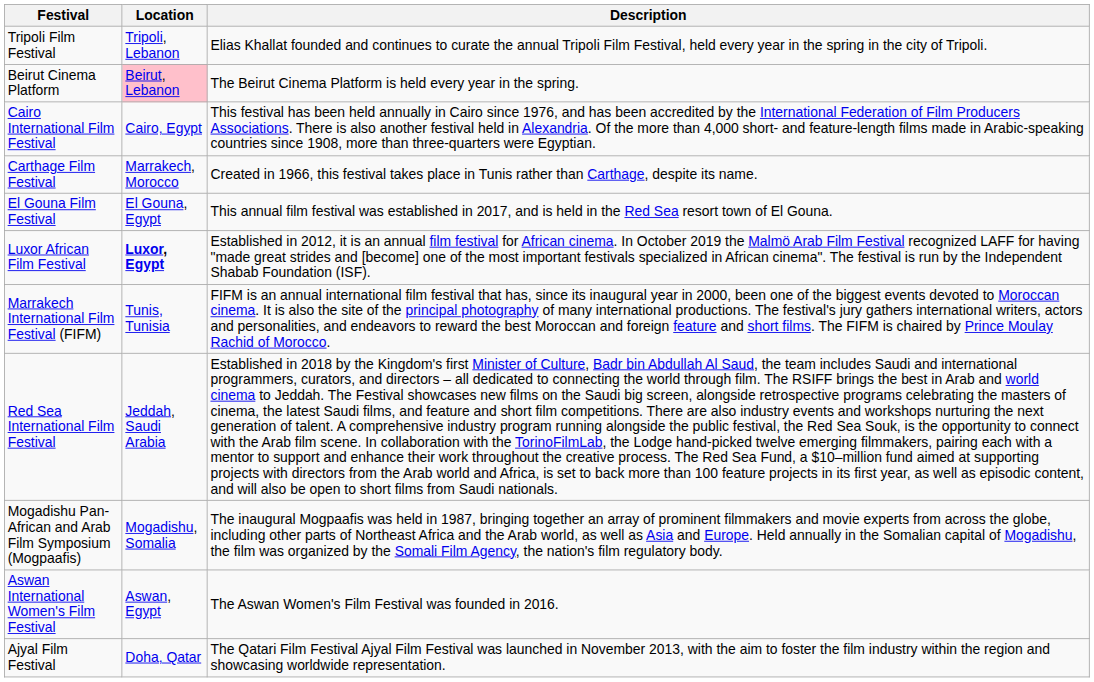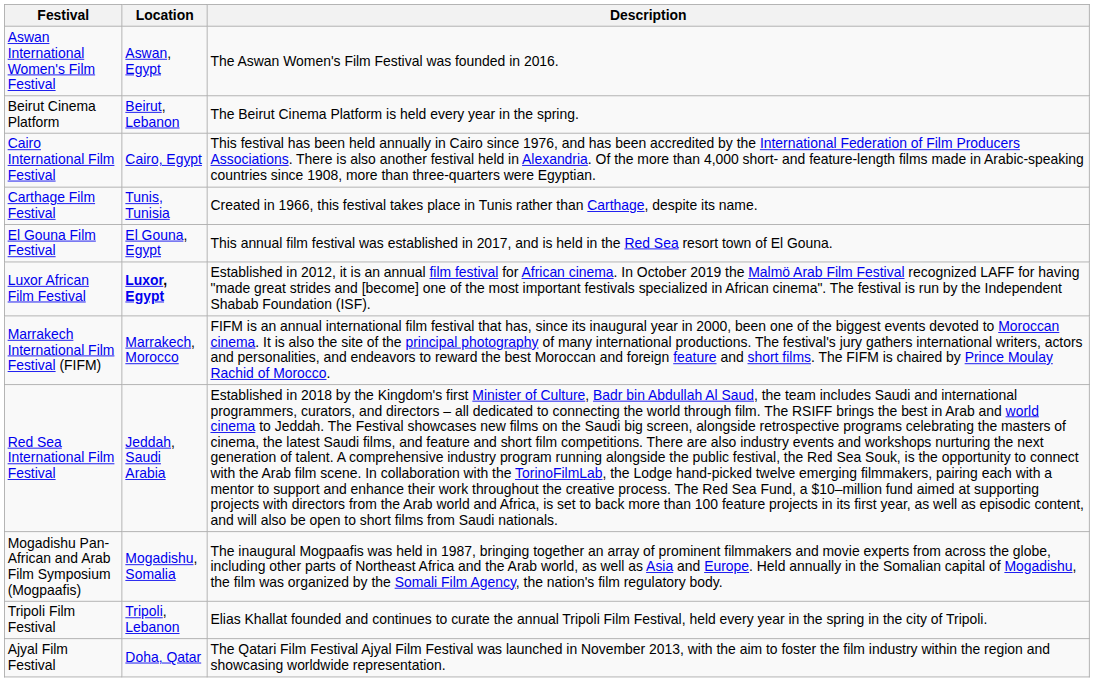rows swapped: (51, 604) <-> (41, 45)
(152, 83) pink background -> (152, 114) no background
(160, 174) Marrakech, Morocco -> (148, 205) Tunis, Tunisia
(148, 318) Tunis, Tunisia -> (160, 350) Marrakech, Morocco
